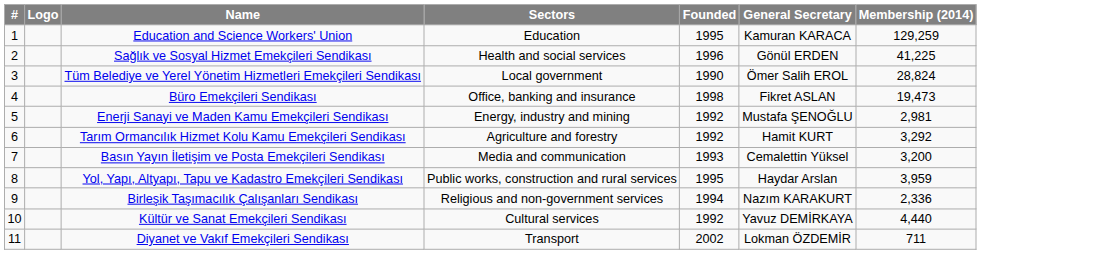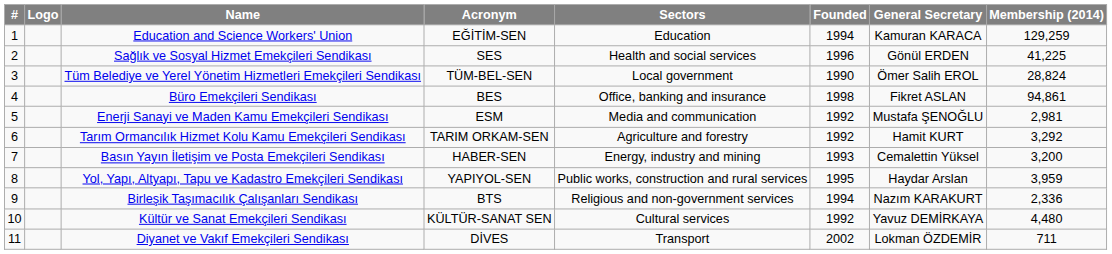+ column: (489, 15)
(710, 35) 1995 -> (840, 35) 1994
(916, 96) 19,473 -> (1047, 96) 94,861
(552, 117) Energy, industry and mining -> (682, 117) Media and communication
(552, 158) Media and communication -> (682, 158) Energy, industry and mining
(916, 219) 4,440 -> (1047, 219) 4,480
